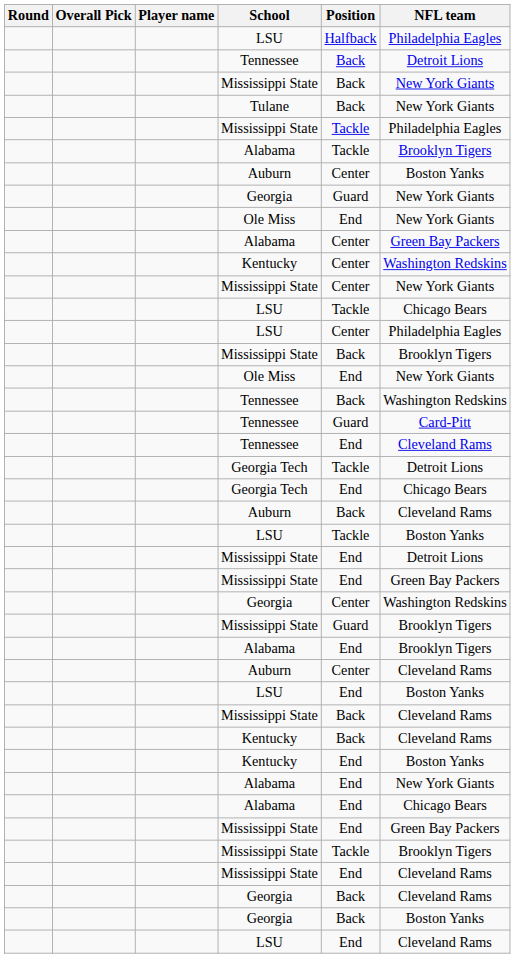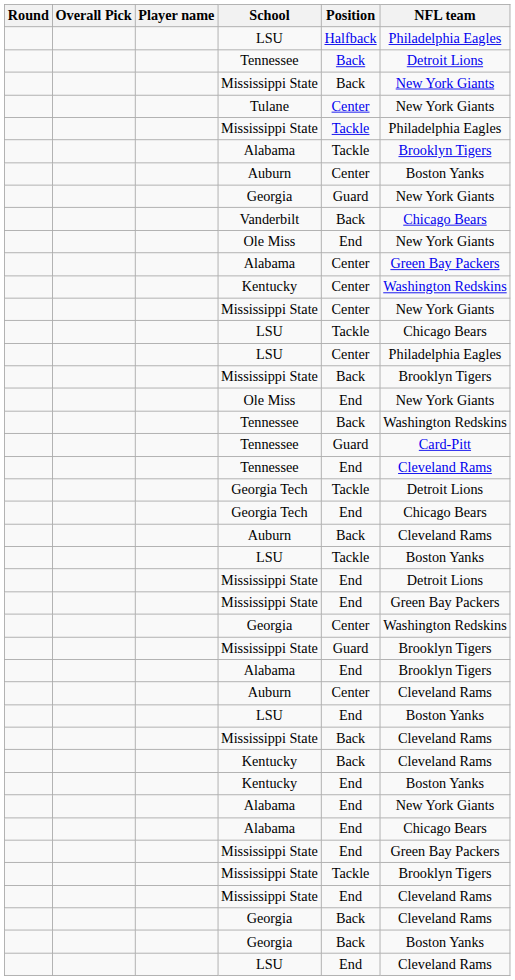(351, 106) Back -> (351, 106) Center
+ row: (28, 219)
